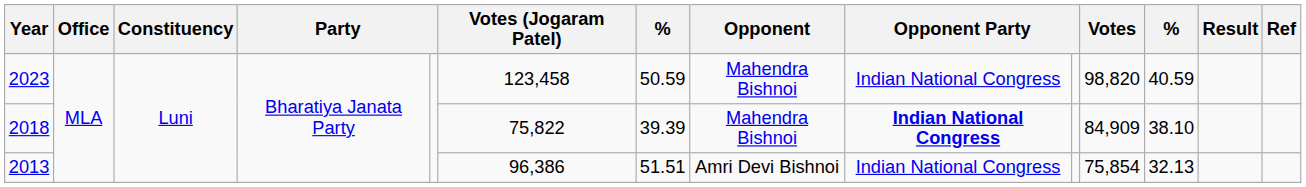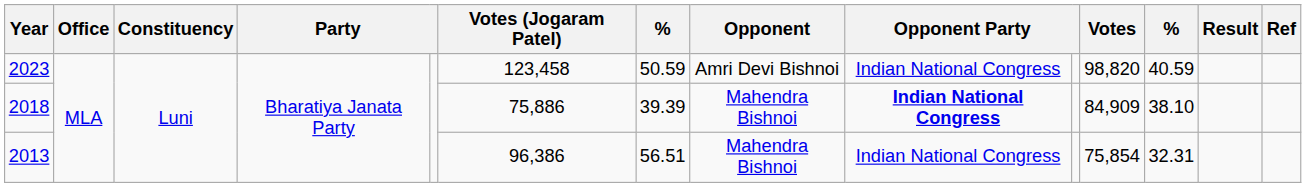(767, 78) Mahendra Bishnoi -> (767, 68) Amri Devi Bishnoi
(537, 128) 75,822 -> (537, 107) 75,886
(663, 167) 51.51 -> (663, 157) 56.51
(767, 167) Amri Devi Bishnoi -> (767, 157) Mahendra Bishnoi
(1171, 167) 32.13 -> (1171, 157) 32.31
